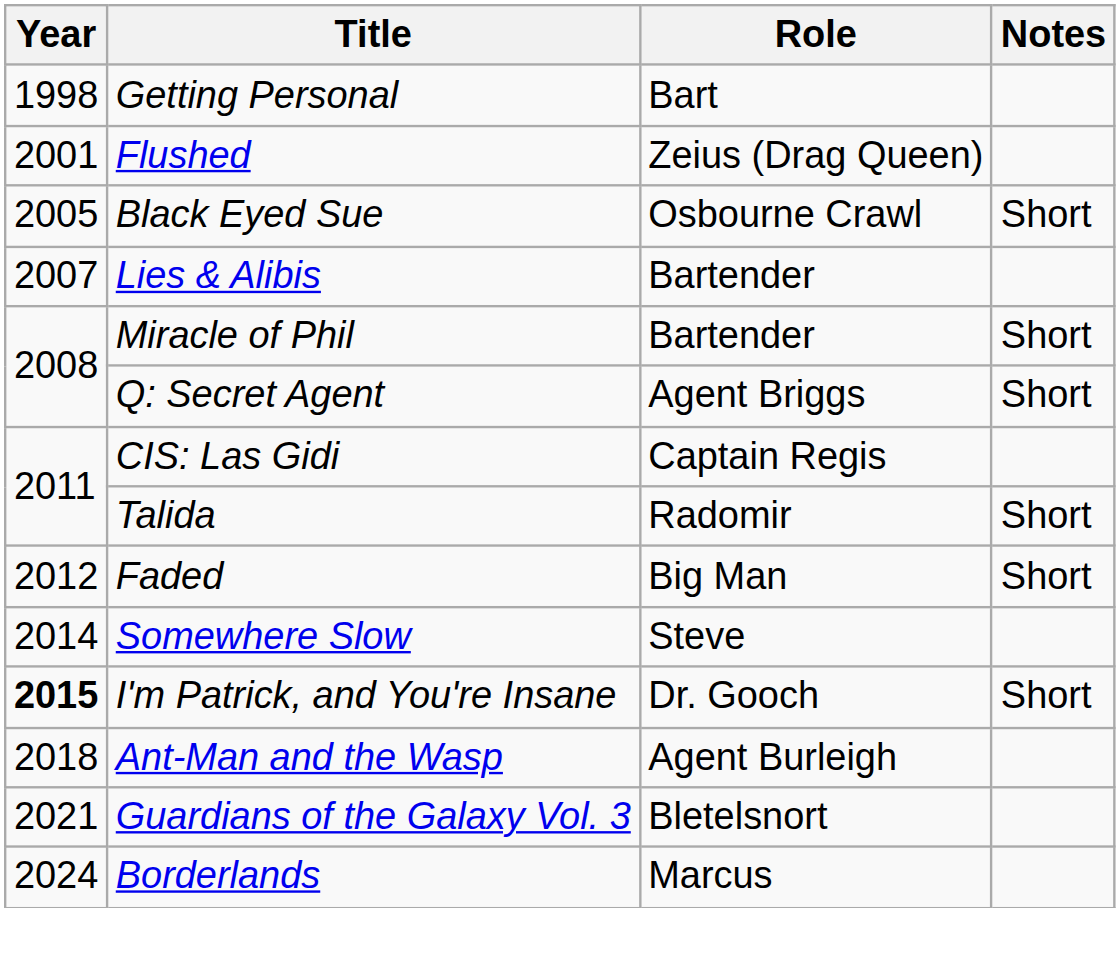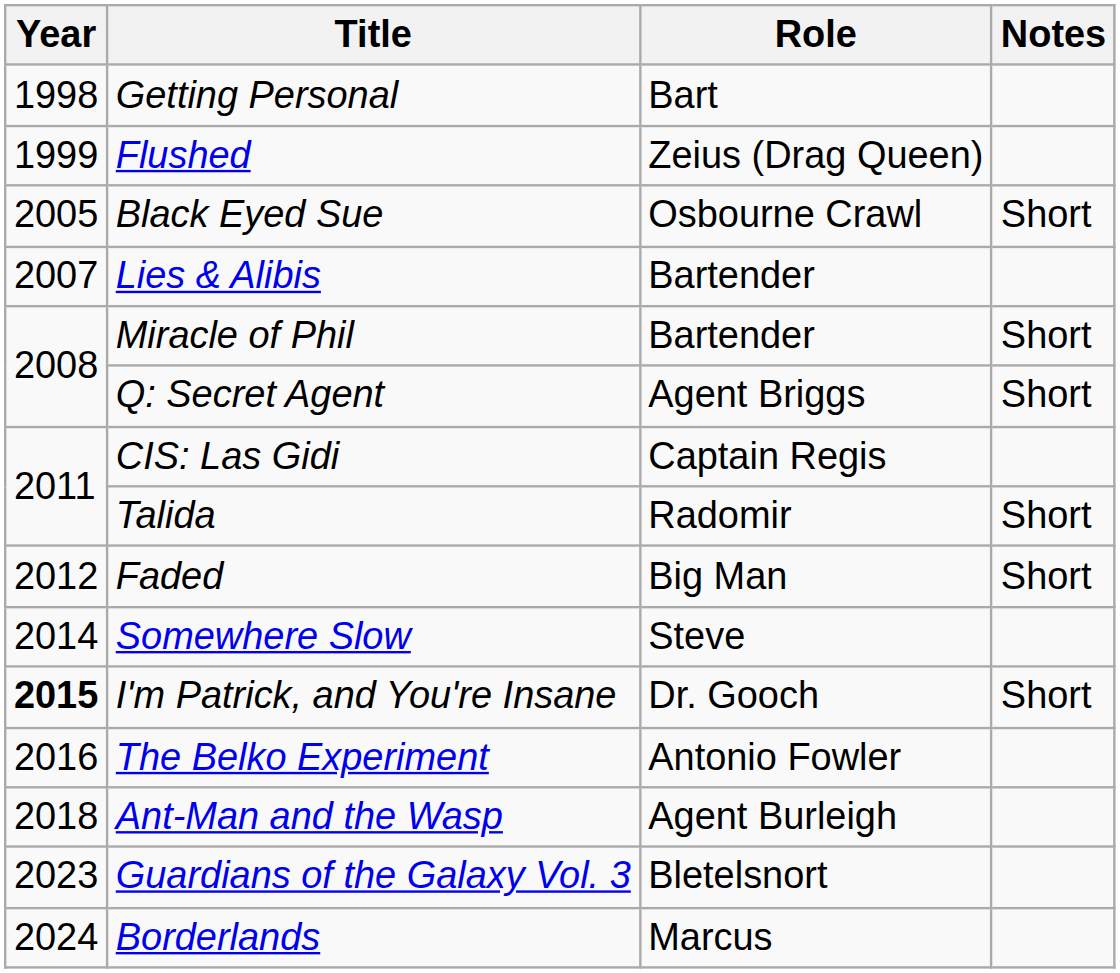(56, 154) 2001 -> (56, 154) 1999
+ row: (302, 756)
(56, 816) 2021 -> (56, 876) 2023
